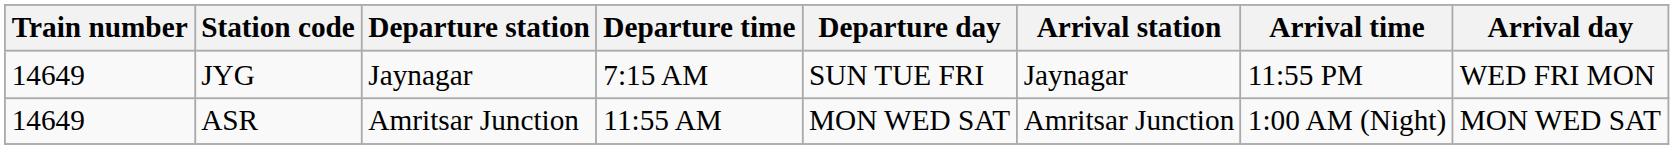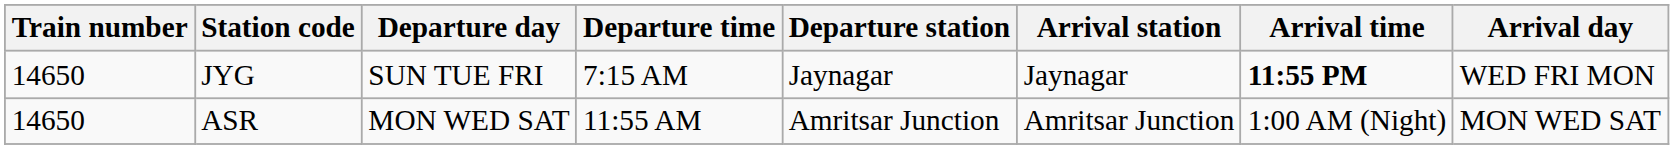columns swapped: (479, 27) <-> (910, 27)
(48, 74) 14649 -> (48, 74) 14650
(1305, 74) normal -> (1308, 74) bold
(48, 120) 14649 -> (48, 120) 14650
